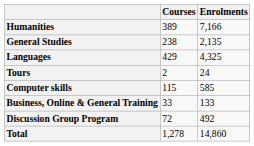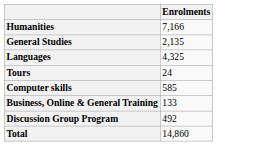- column: (179, 12)
